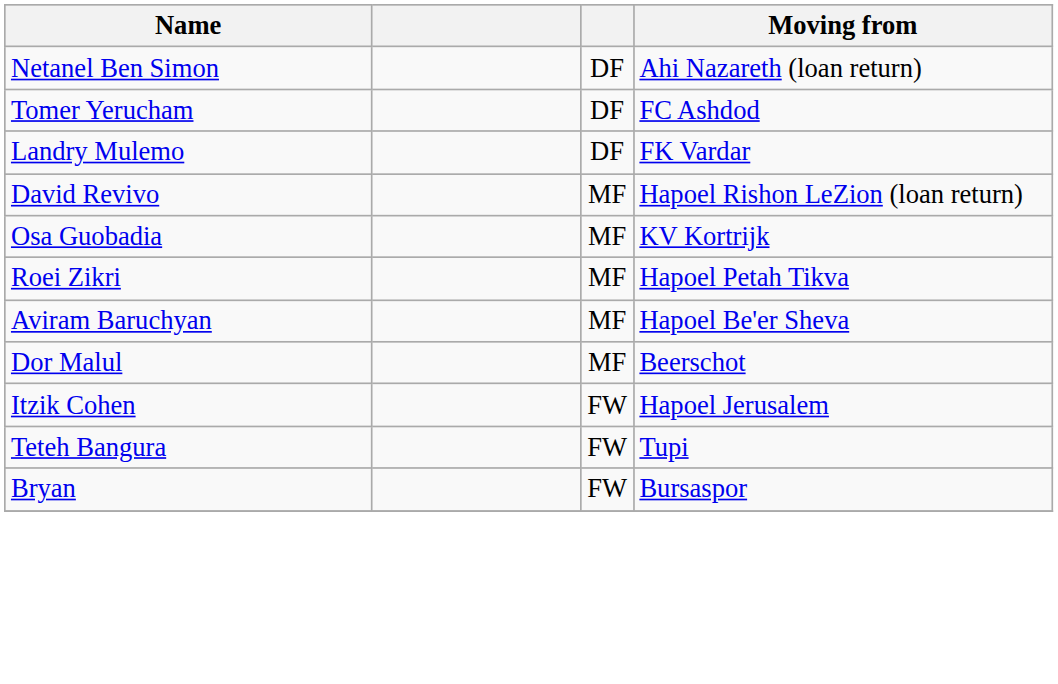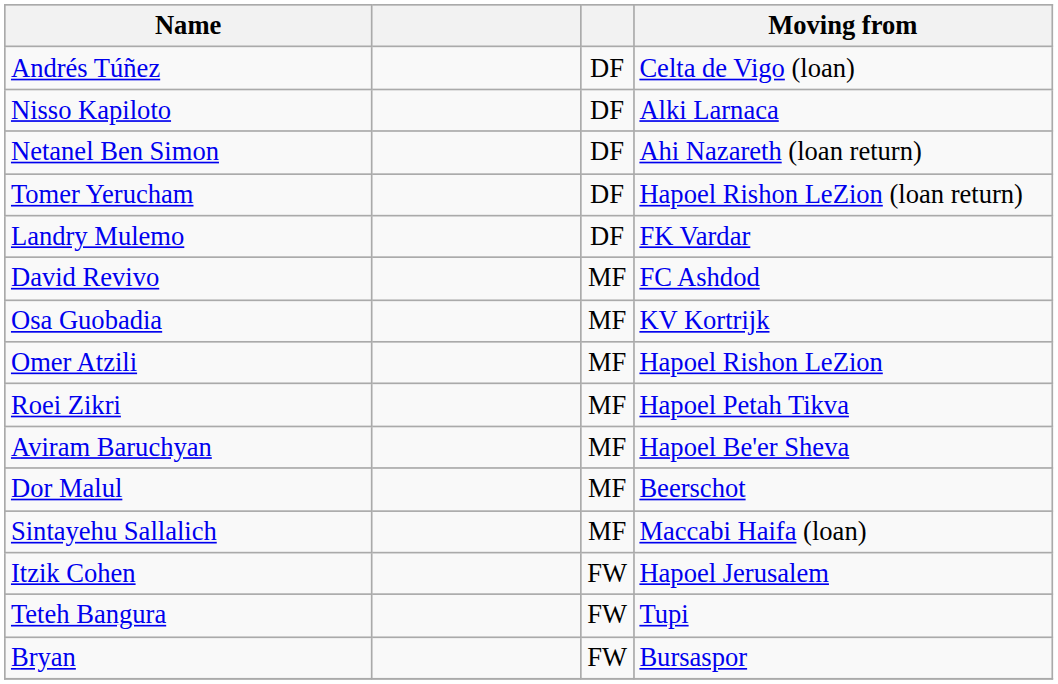+ row: (86, 67)
+ row: (91, 109)
(700, 109) FC Ashdod -> (831, 194) Hapoel Rishon LeZion (loan return)
(831, 194) Hapoel Rishon LeZion (loan return) -> (700, 278) FC Ashdod
+ row: (74, 362)
+ row: (114, 531)
